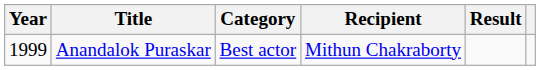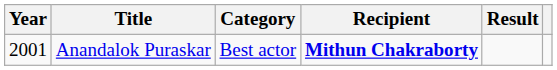(28, 49) 1999 -> (28, 49) 2001
(383, 49) normal -> (391, 49) bold
